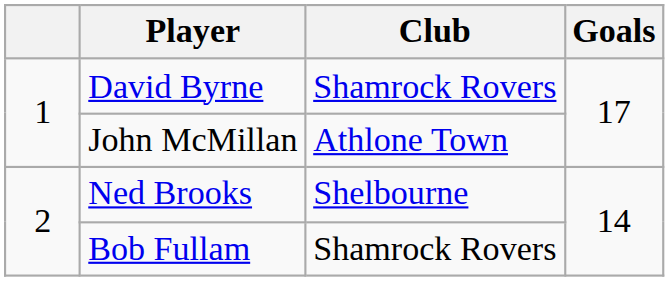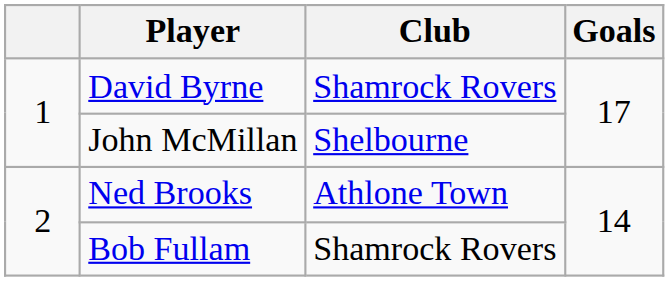(411, 139) Athlone Town -> (391, 139) Shelbourne
(391, 193) Shelbourne -> (411, 193) Athlone Town
